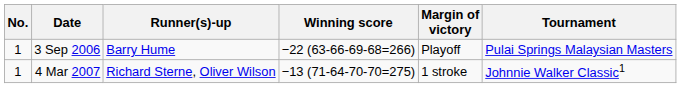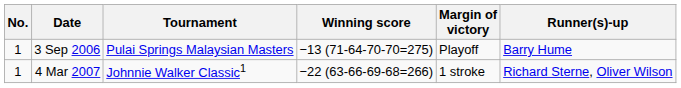columns swapped: (579, 22) <-> (191, 22)
(348, 50) −22 (63-66-69-68=266) -> (366, 50) −13 (71-64-70-70=275)
(348, 71) −13 (71-64-70-70=275) -> (366, 71) −22 (63-66-69-68=266)
